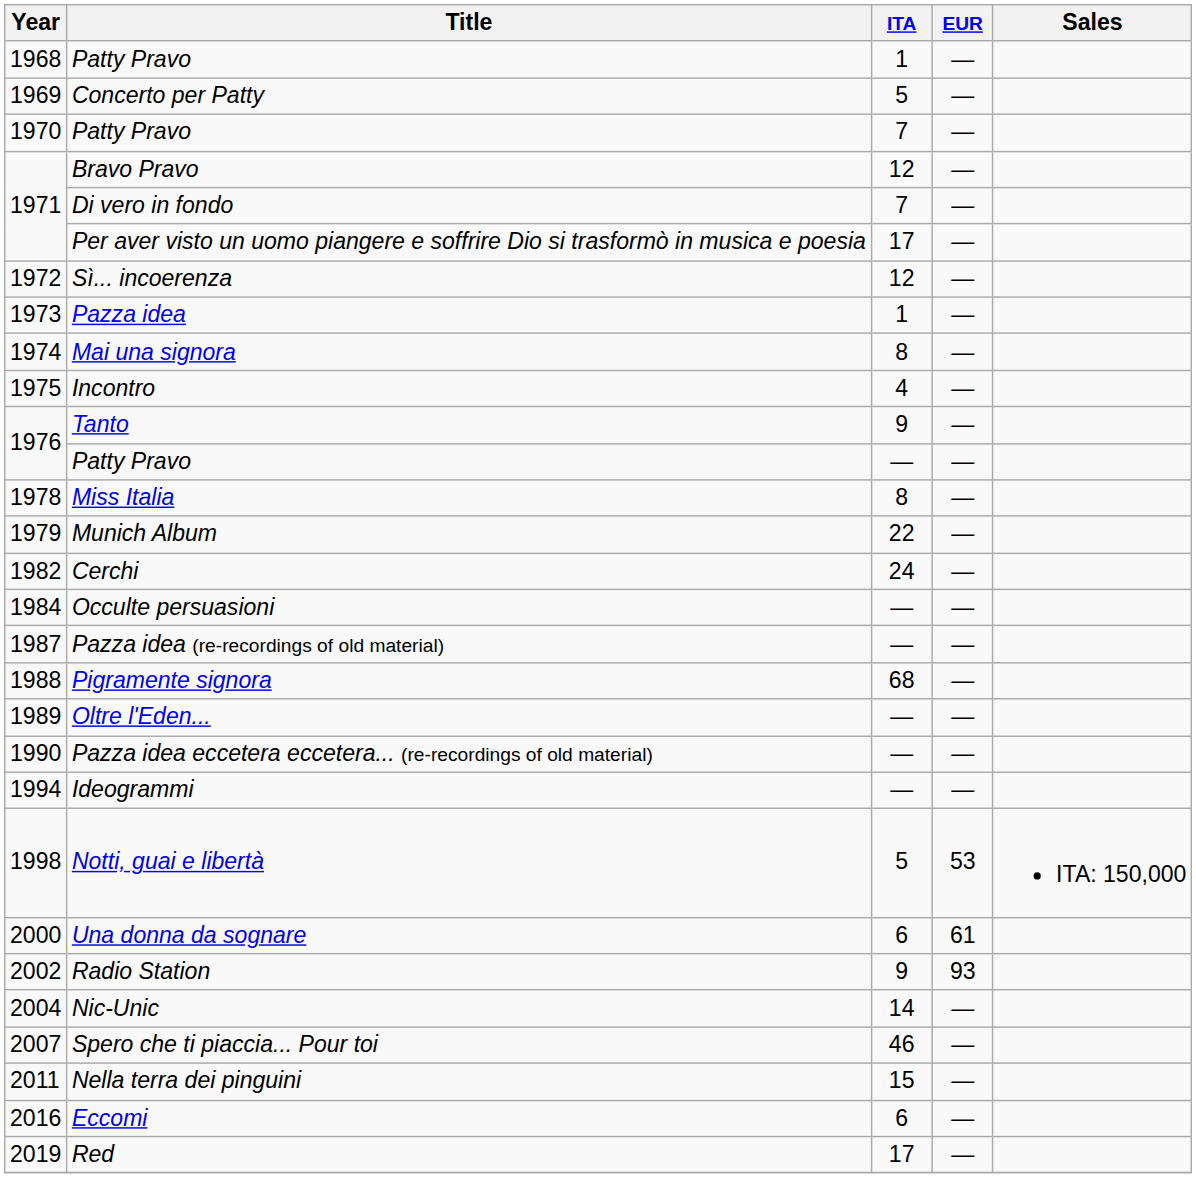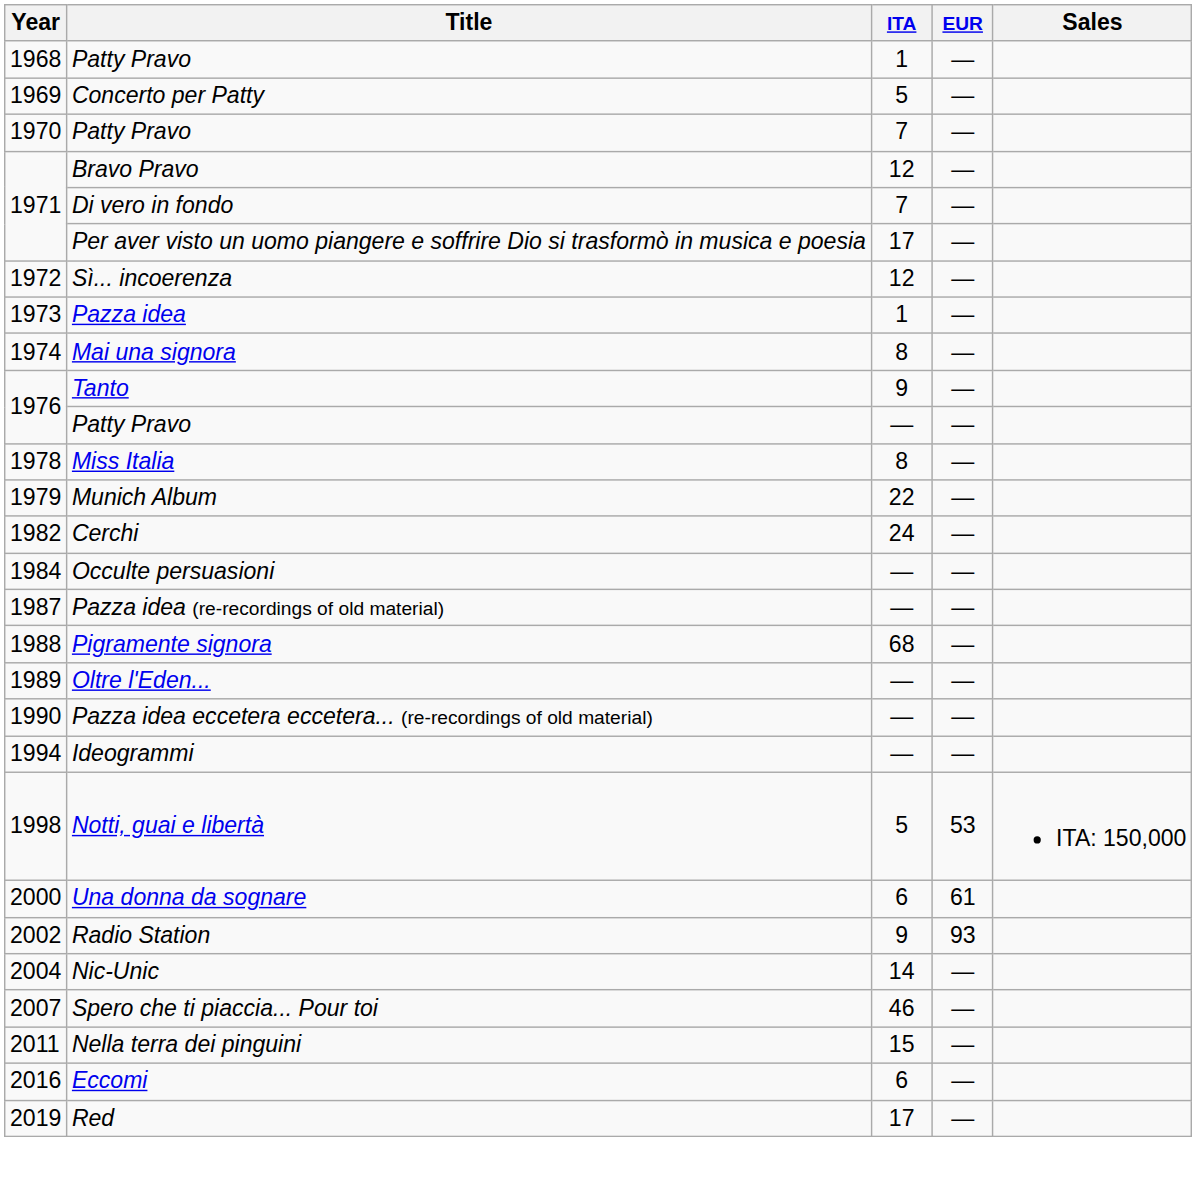- row: (36, 388)
